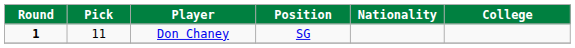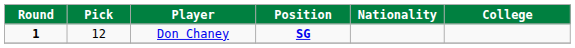(99, 34) 11 -> (99, 34) 12
(303, 34) normal -> (303, 34) bold
